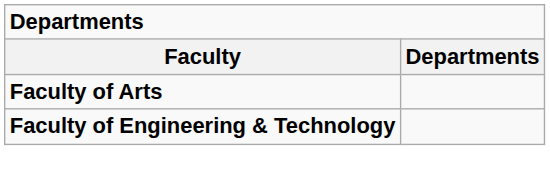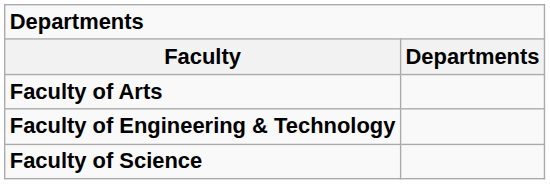+ row: (106, 160)
